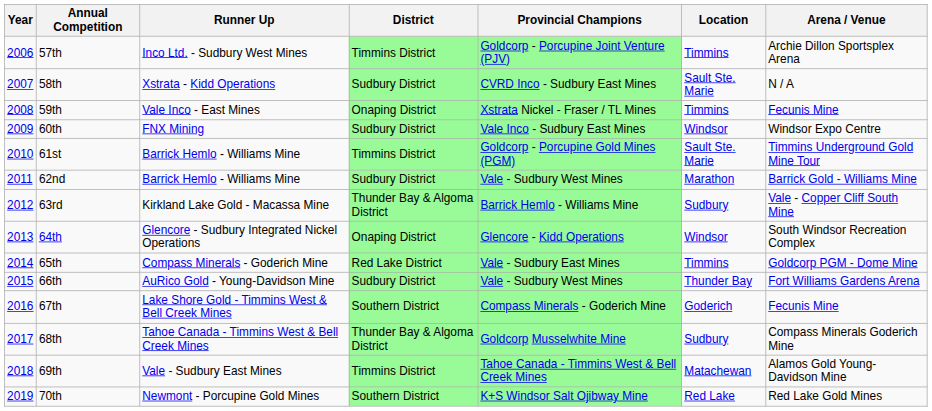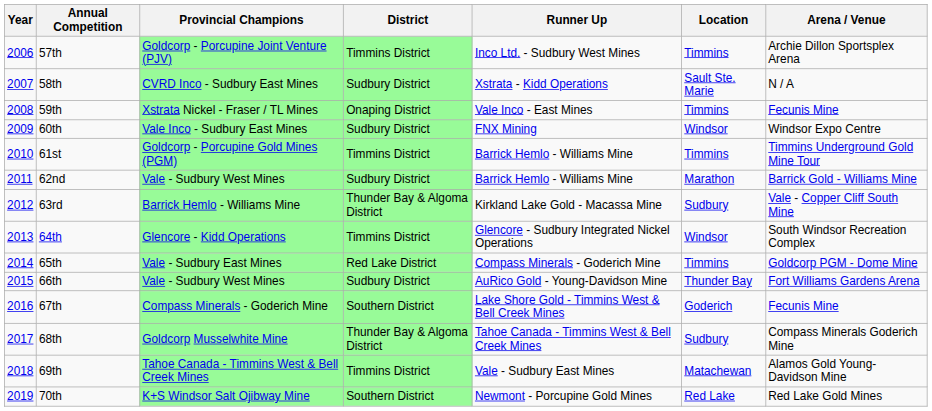columns swapped: (580, 20) <-> (244, 20)
(710, 154) Sault Ste. Marie -> (706, 154) Timmins
(394, 237) Onaping District -> (388, 237) Timmins District
